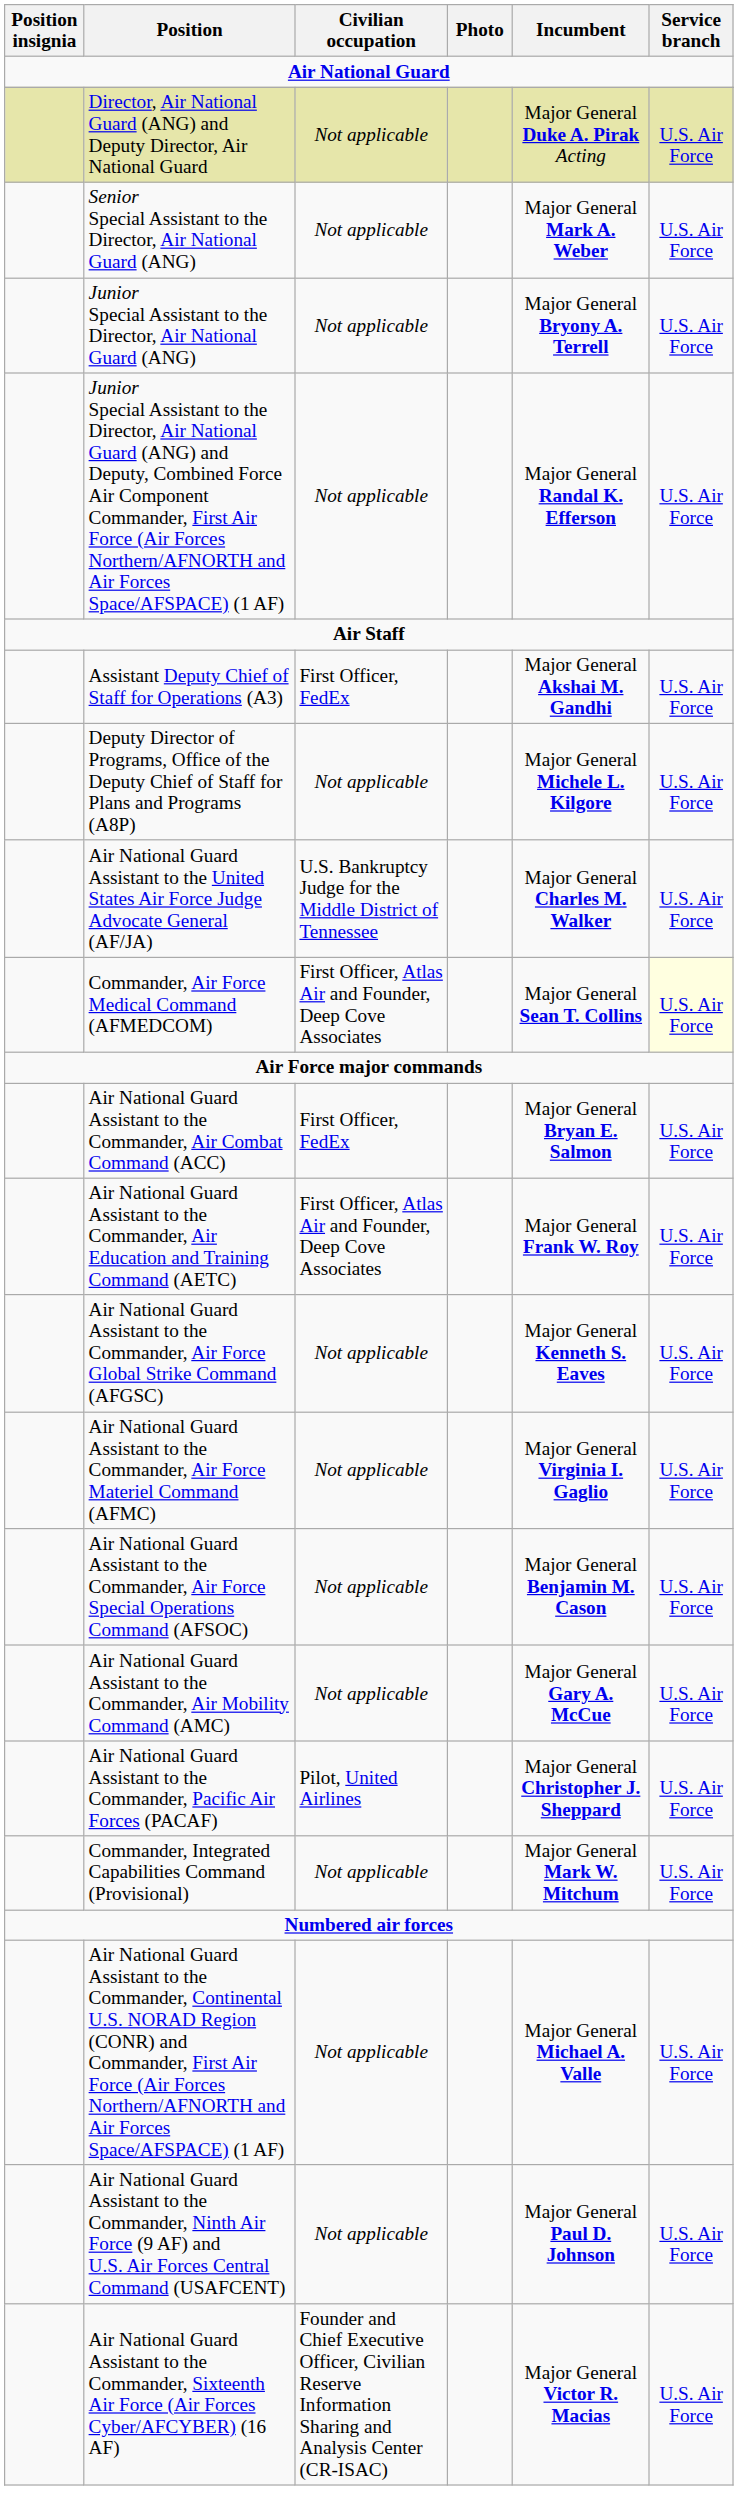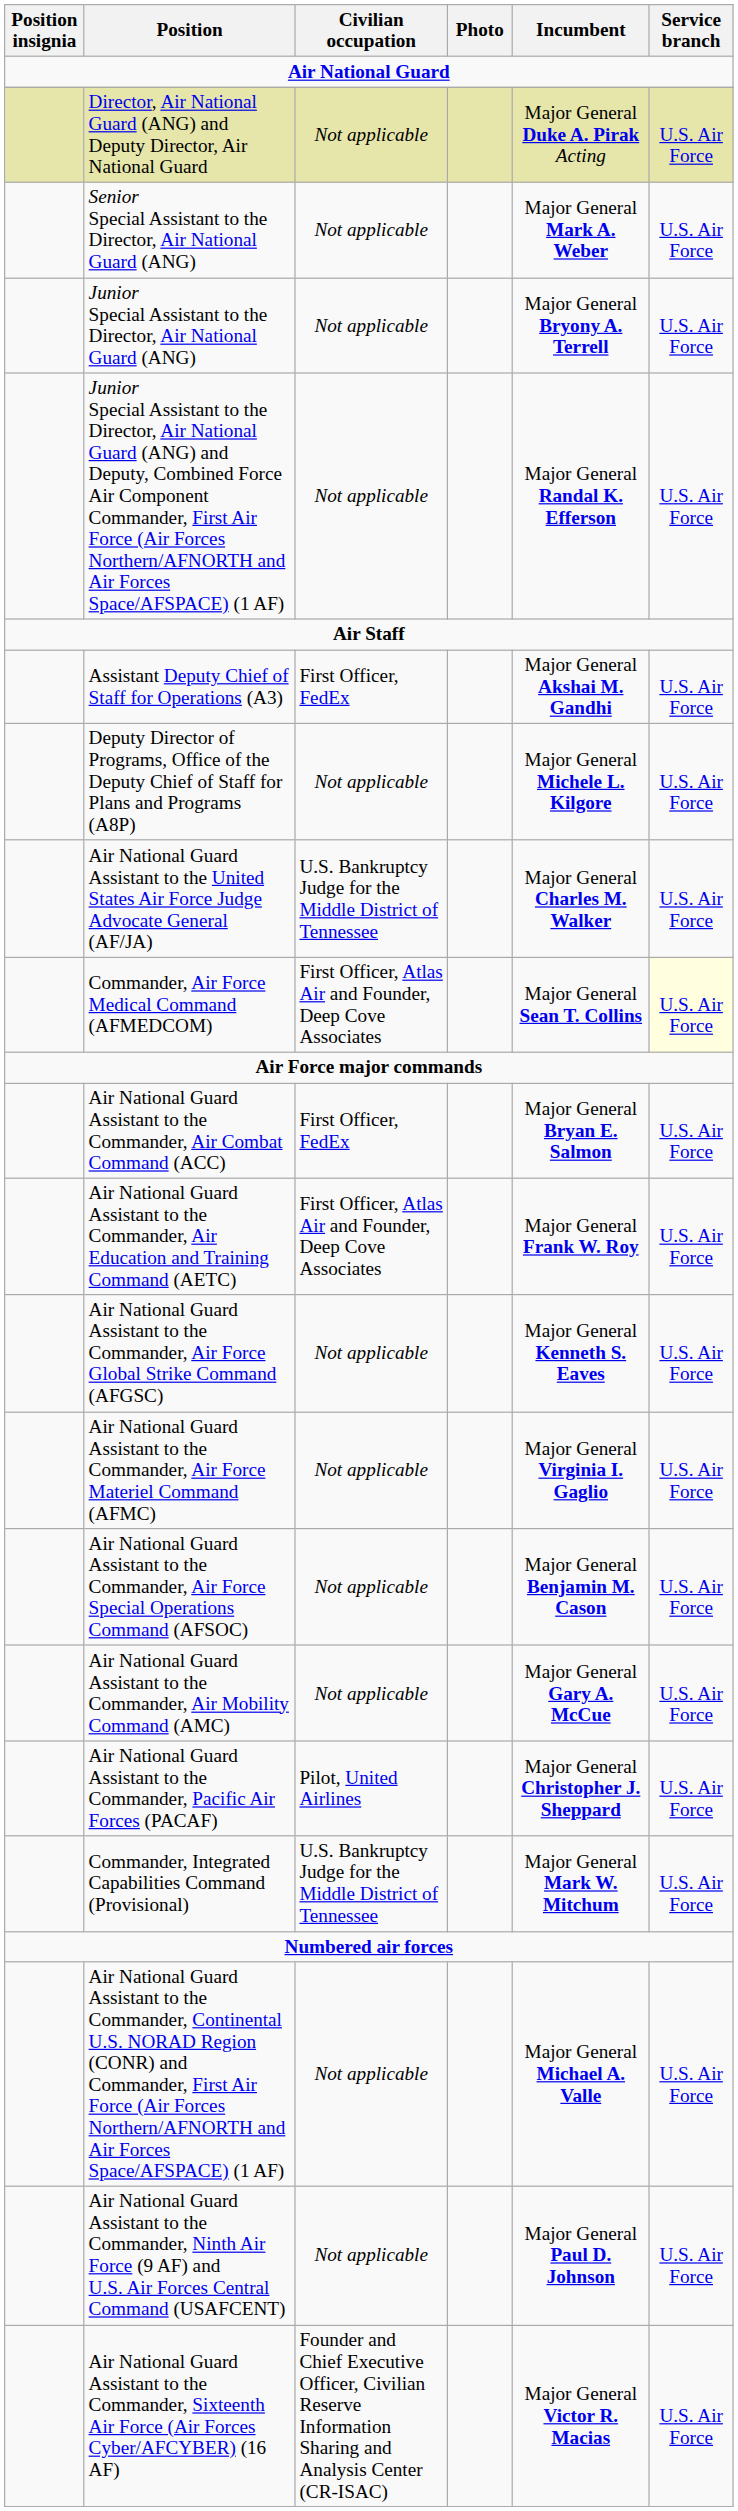(371, 1872) Not applicable -> (369, 1883) U.S. Bankruptcy Judge for the Middle District of Tennessee
